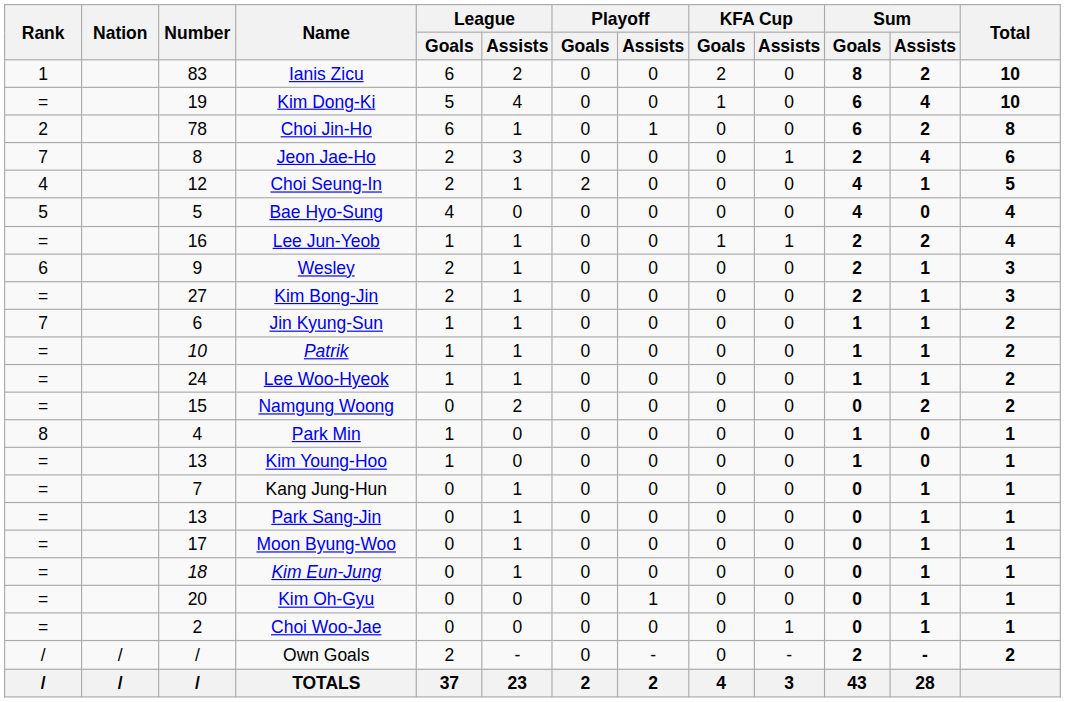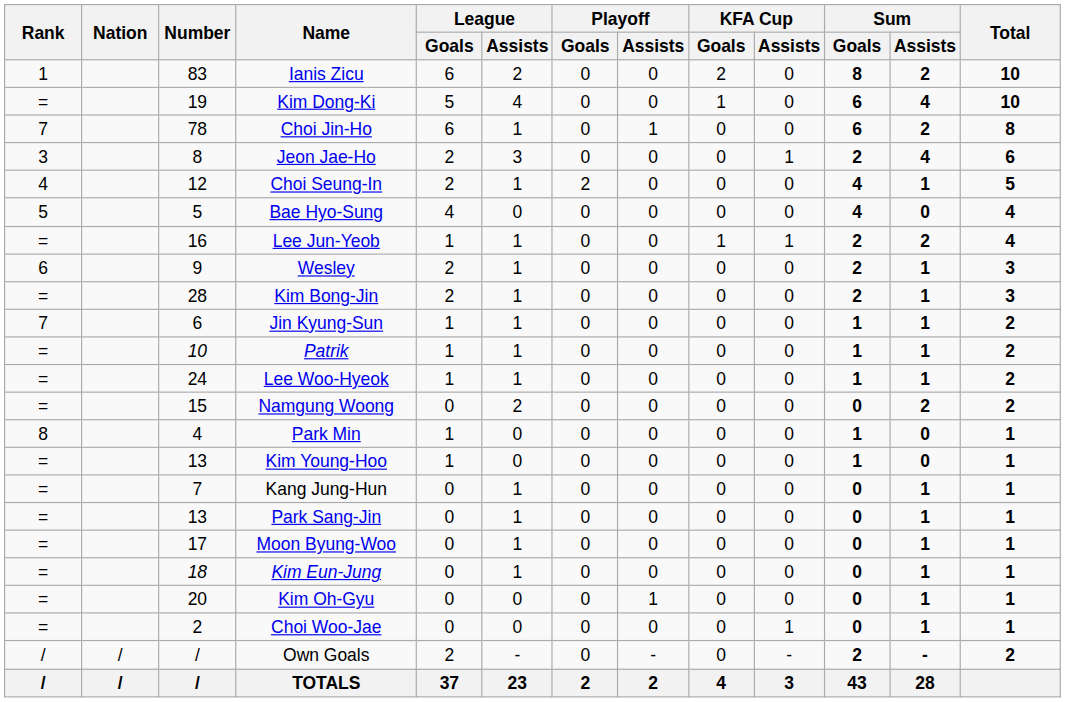(43, 129) 2 -> (43, 129) 7
(43, 157) 7 -> (43, 157) 3
(197, 295) 27 -> (197, 295) 28
